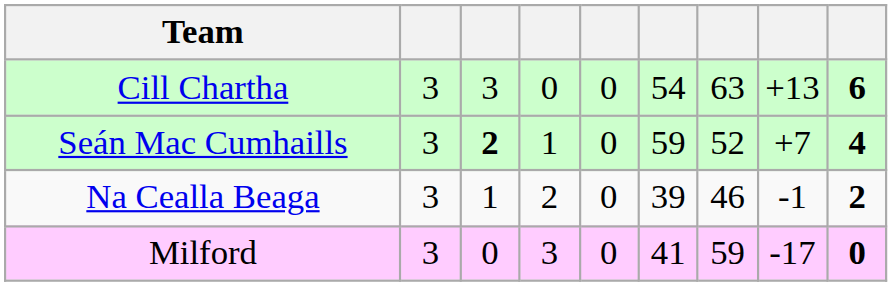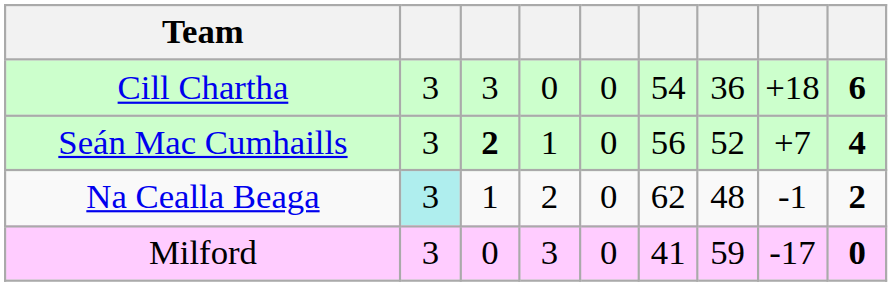(728, 87) 63 -> (728, 87) 36
(792, 87) +13 -> (792, 87) +18
(668, 142) 59 -> (668, 142) 56
(431, 197) no background -> (431, 197) paleturquoise background
(668, 197) 39 -> (668, 197) 62
(728, 197) 46 -> (728, 197) 48
